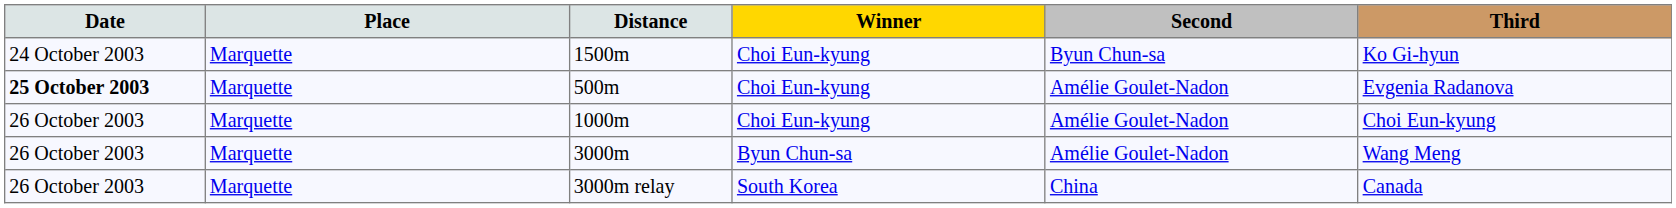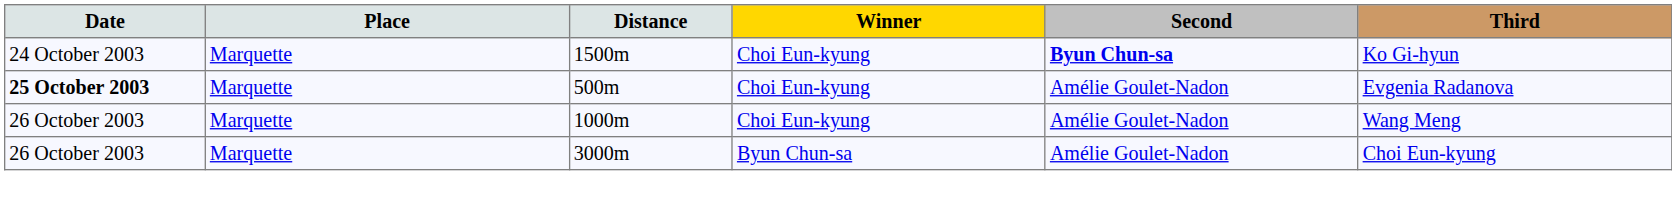(1108, 54) normal -> (1111, 54) bold
(1429, 120) Choi Eun-kyung -> (1412, 120) Wang Meng
(1412, 152) Wang Meng -> (1429, 152) Choi Eun-kyung
- row: (624, 186)
